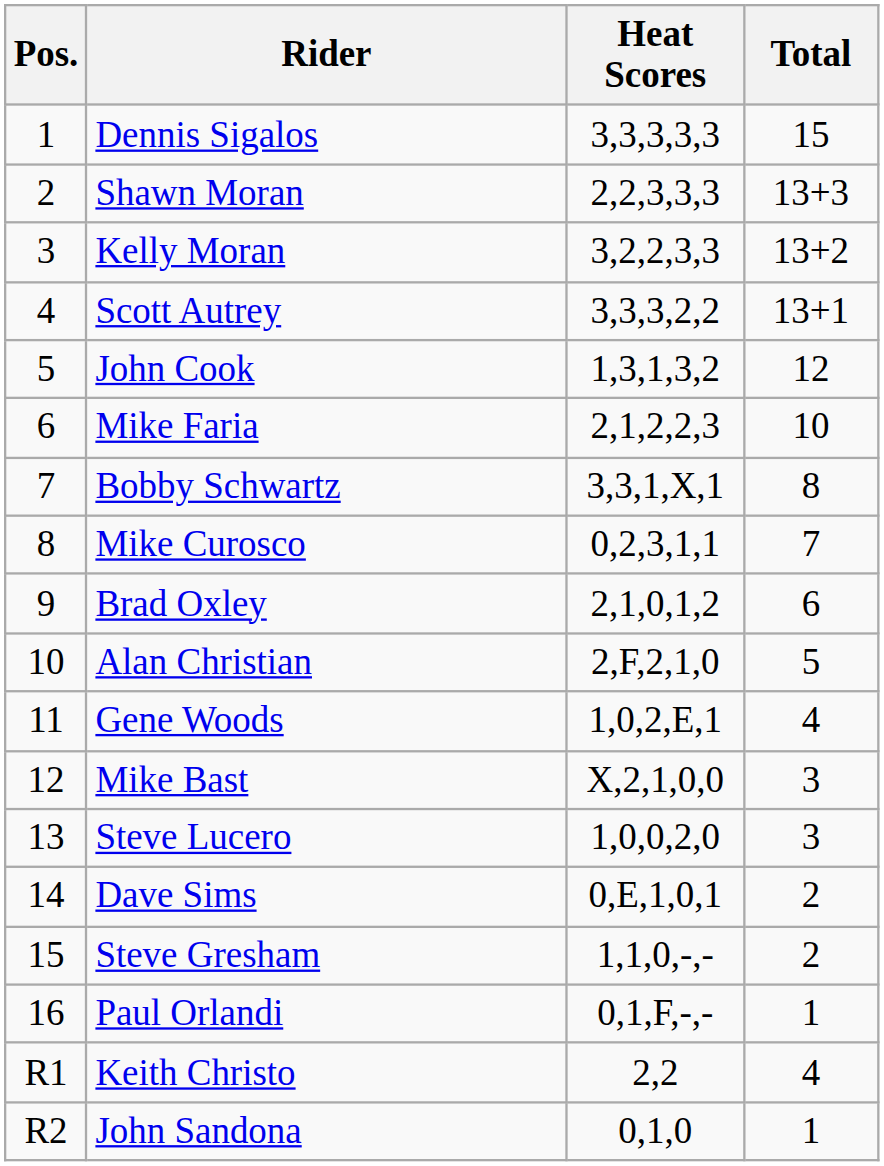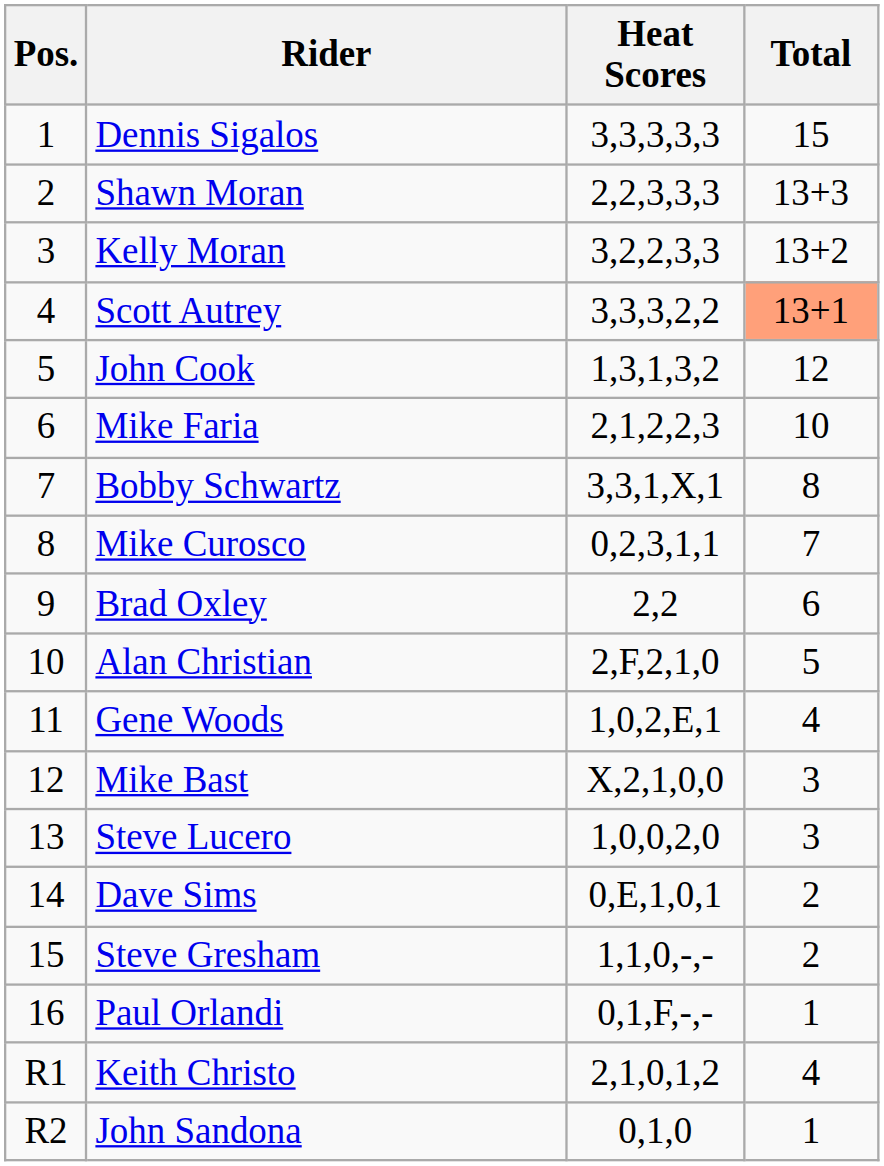(811, 309) no background -> (811, 309) lightsalmon background
(655, 602) 2,1,0,1,2 -> (655, 602) 2,2
(655, 1071) 2,2 -> (655, 1071) 2,1,0,1,2
